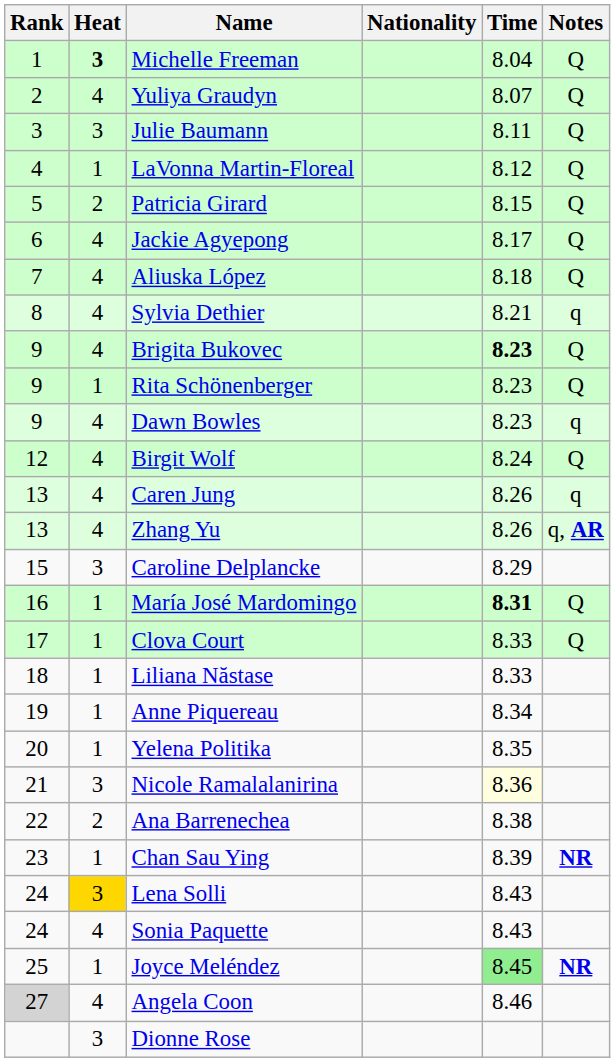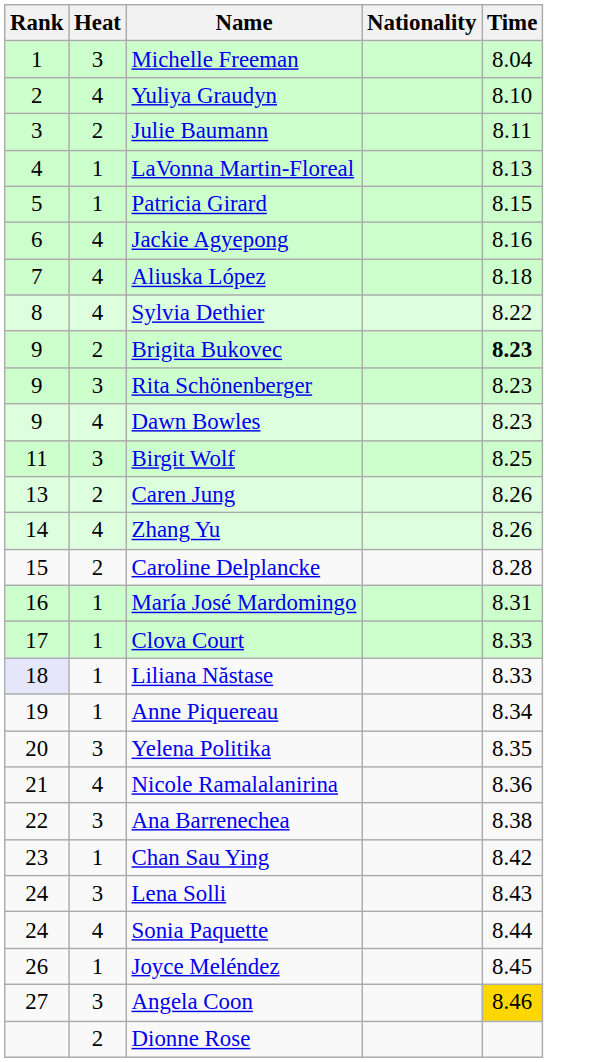- column: (576, 22)
(97, 58) bold -> (97, 58) normal
(512, 95) 8.07 -> (512, 95) 8.10
(97, 131) 3 -> (97, 131) 2
(512, 167) 8.12 -> (512, 167) 8.13
(97, 204) 2 -> (97, 204) 1
(512, 240) 8.17 -> (512, 240) 8.16
(512, 312) 8.21 -> (512, 312) 8.22
(97, 349) 4 -> (97, 349) 2
(97, 385) 1 -> (97, 385) 3
(37, 458) 12 -> (37, 458) 11
(97, 458) 4 -> (97, 458) 3
(512, 458) 8.24 -> (512, 458) 8.25
(97, 494) 4 -> (97, 494) 2
(37, 530) 13 -> (37, 530) 14
(97, 566) 3 -> (97, 566) 2
(512, 566) 8.29 -> (512, 566) 8.28
(512, 603) bold -> (512, 603) normal
(37, 675) no background -> (37, 675) lavender background
(97, 748) 1 -> (97, 748) 3
(97, 784) 3 -> (97, 784) 4
(512, 784) lightyellow background -> (512, 784) no background
(97, 820) 2 -> (97, 820) 3
(512, 857) 8.39 -> (512, 857) 8.42
(97, 893) gold background -> (97, 893) no background
(512, 929) 8.43 -> (512, 929) 8.44
(37, 966) 25 -> (37, 966) 26
(512, 966) lightgreen background -> (512, 966) no background
(37, 1002) lightgrey background -> (37, 1002) no background
(97, 1002) 4 -> (97, 1002) 3
(512, 1002) no background -> (512, 1002) gold background
(97, 1038) 3 -> (97, 1038) 2
